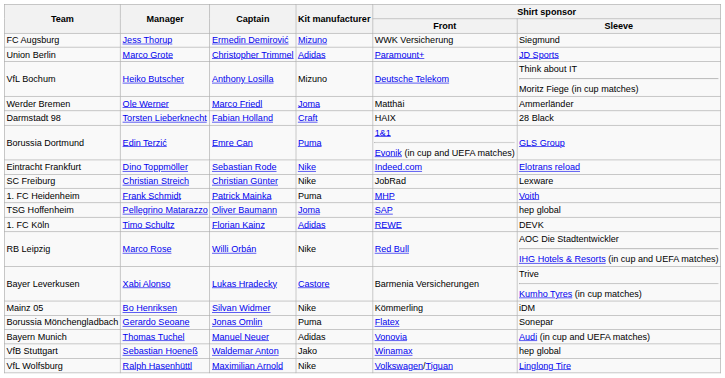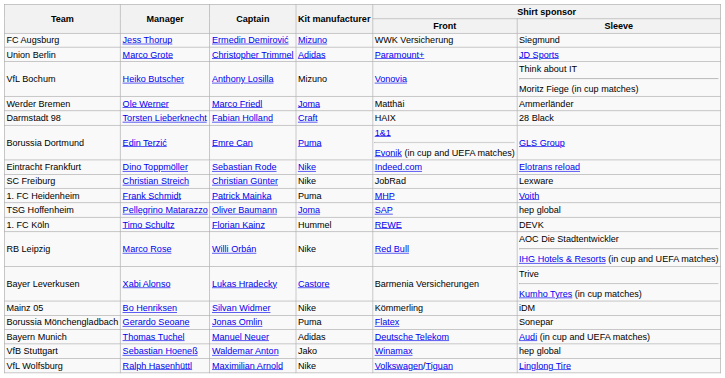(412, 79) Deutsche Telekom -> (391, 79) Vonovia
(312, 225) Adidas -> (315, 225) Hummel
(391, 337) Vonovia -> (412, 337) Deutsche Telekom
